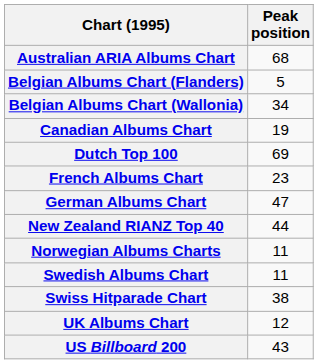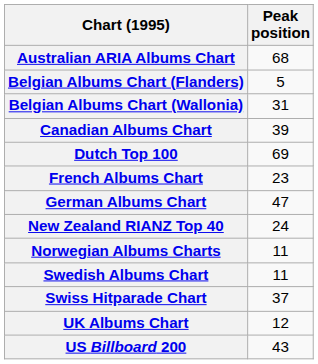(280, 105) 34 -> (280, 105) 31
(280, 130) 19 -> (280, 130) 39
(280, 226) 44 -> (280, 226) 24
(280, 298) 38 -> (280, 298) 37
